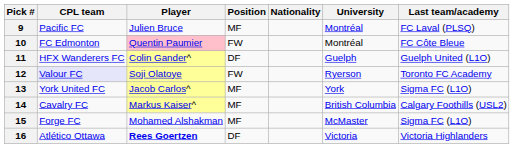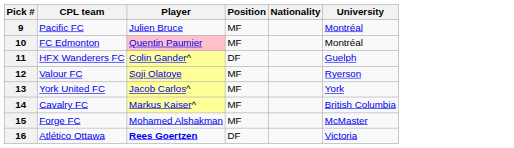- column: (454, 12)
(235, 43) FW -> (234, 43) MF
(61, 74) lavender background -> (61, 74) no background
(235, 74) FW -> (234, 74) MF
